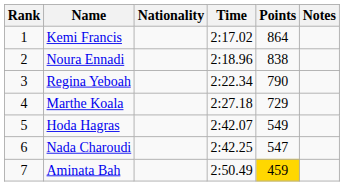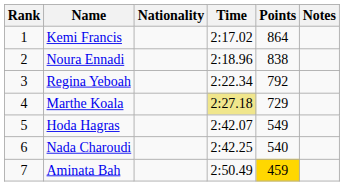(278, 81) 790 -> (278, 81) 792
(232, 103) no background -> (232, 103) khaki background
(278, 147) 547 -> (278, 147) 540
